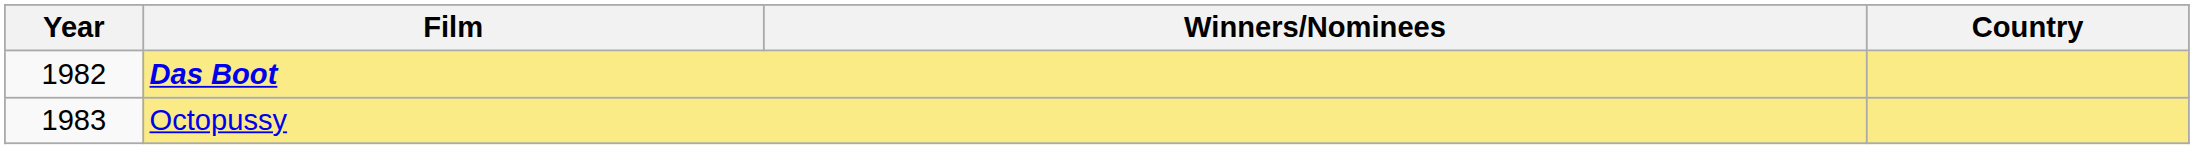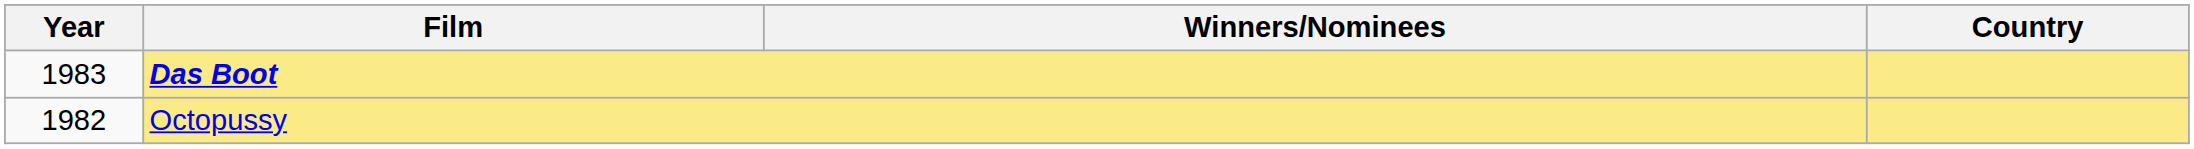(74, 73) 1982 -> (74, 73) 1983
(74, 119) 1983 -> (74, 119) 1982
